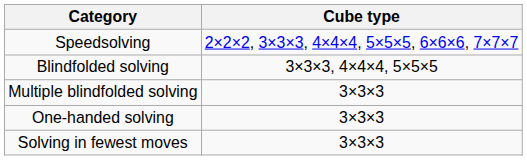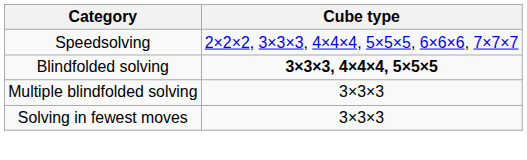(362, 67) normal -> (362, 67) bold
- row: (103, 117)
